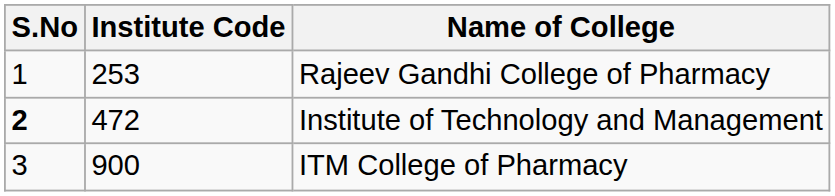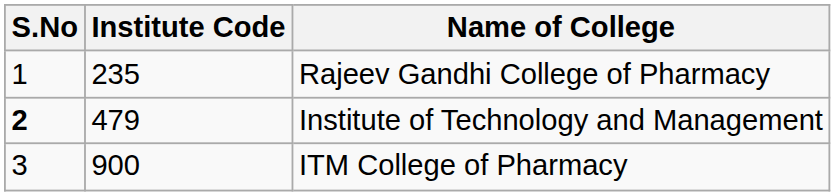(116, 73) 253 -> (116, 73) 235
(116, 119) 472 -> (116, 119) 479
